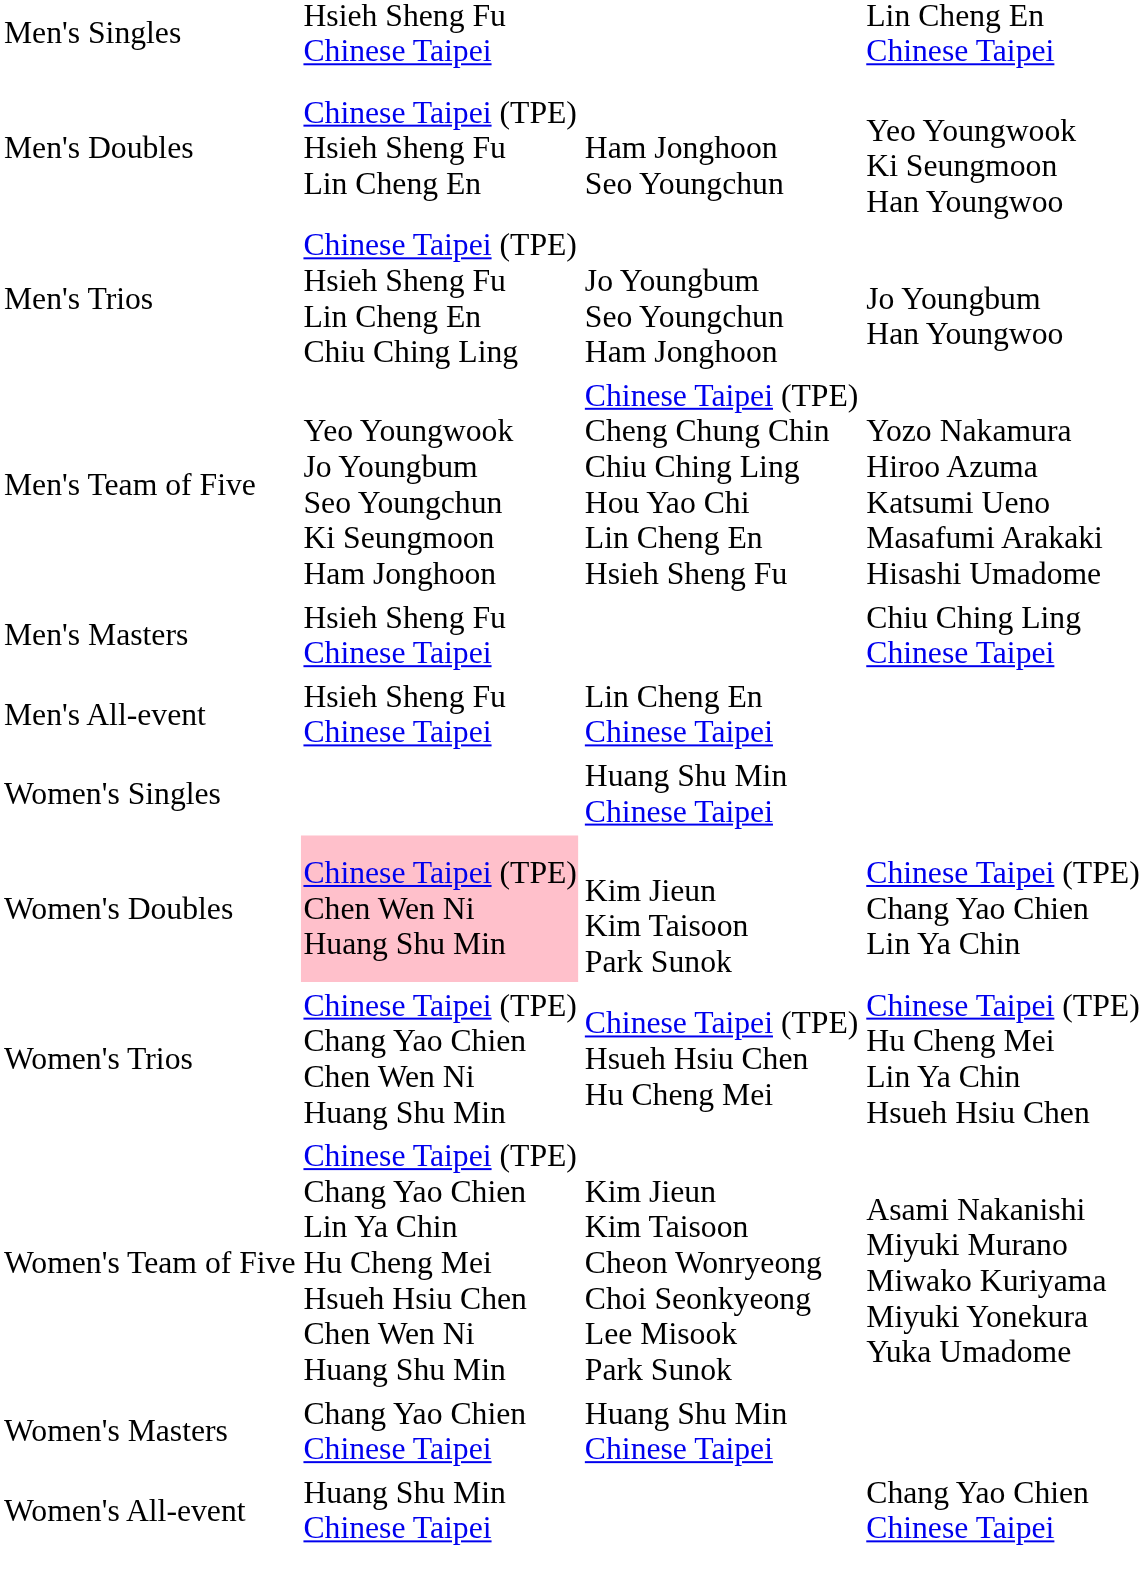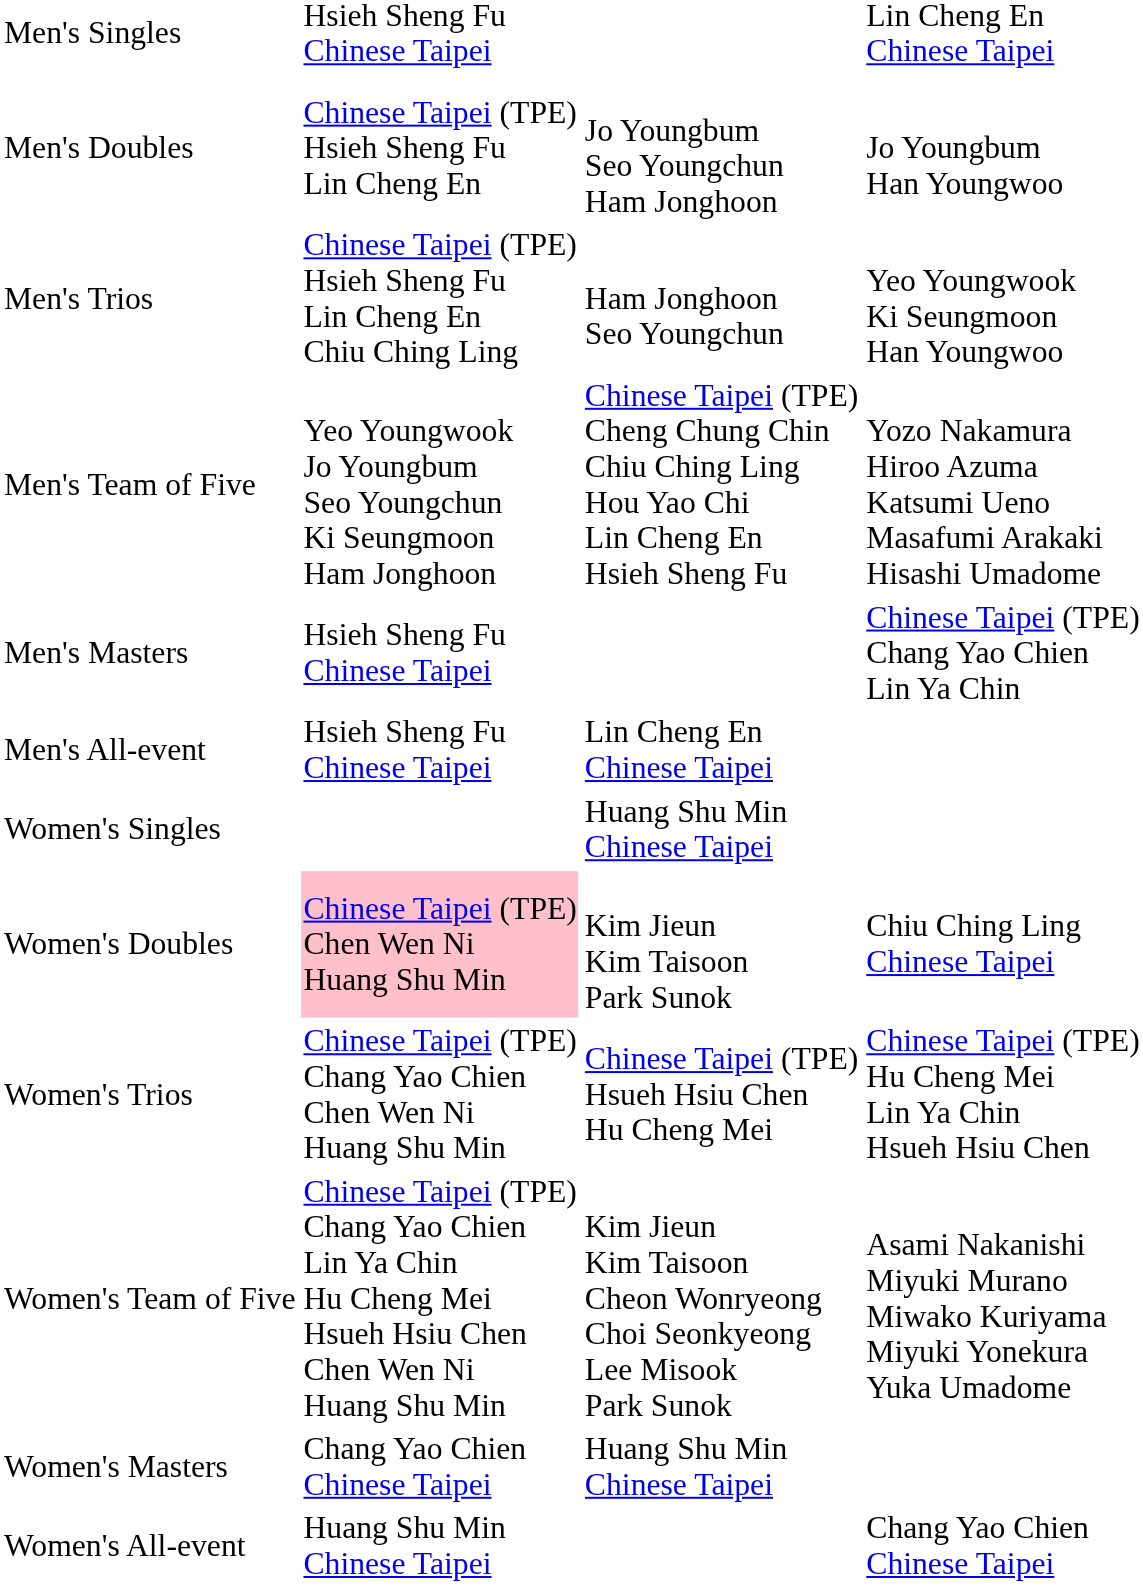(684, 165) Ham Jonghoon Seo Youngchun -> (684, 165) Jo Youngbum Seo Youngchun Ham Jonghoon
(971, 165) Yeo Youngwook Ki Seungmoon Han Youngwoo -> (965, 165) Jo Youngbum Han Youngwoo
(684, 316) Jo Youngbum Seo Youngchun Ham Jonghoon -> (684, 316) Ham Jonghoon Seo Youngchun
(965, 316) Jo Youngbum Han Youngwoo -> (971, 316) Yeo Youngwook Ki Seungmoon Han Youngwoo
(974, 635) Chiu Ching Ling Chinese Taipei -> (1003, 652) Chinese Taipei (TPE) Chang Yao Chien Lin Ya Chin
(1003, 908) Chinese Taipei (TPE) Chang Yao Chien Lin Ya Chin -> (974, 943) Chiu Ching Ling Chinese Taipei
